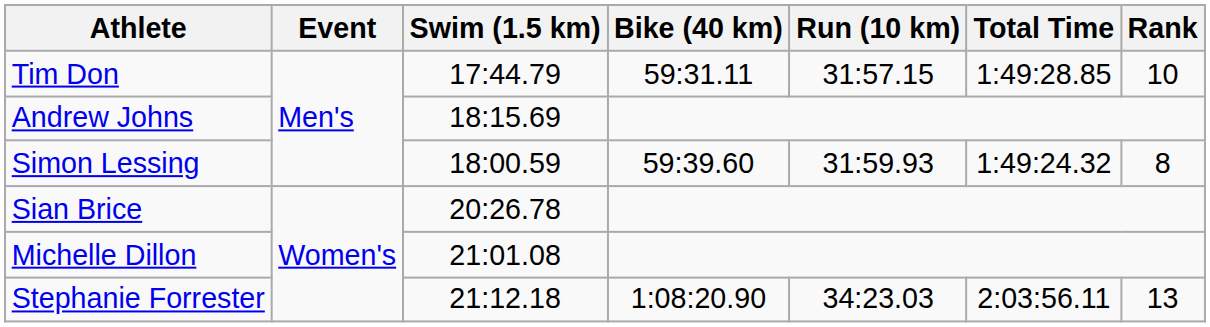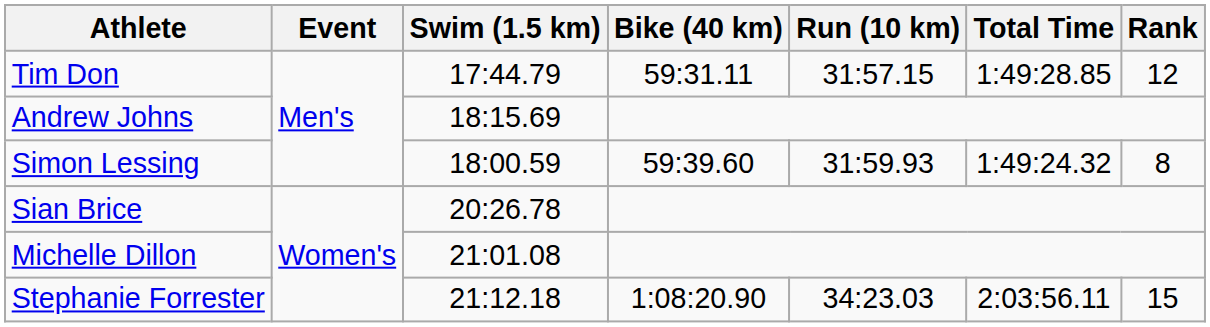(1163, 73) 10 -> (1163, 73) 12
(1163, 300) 13 -> (1163, 300) 15
